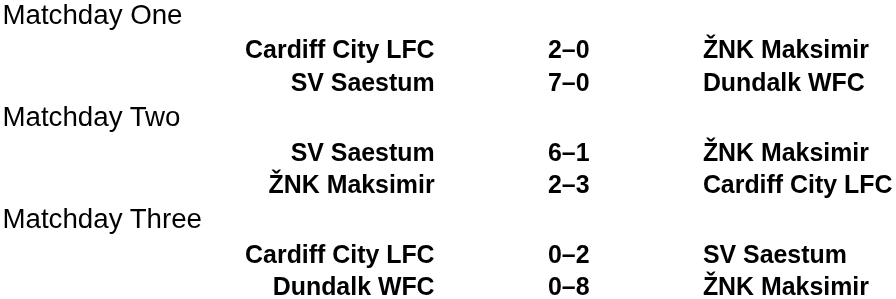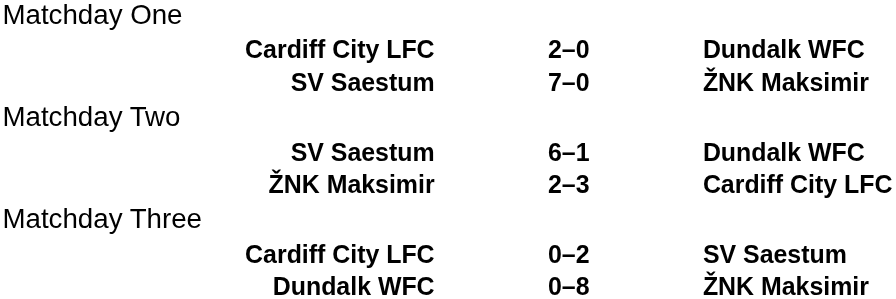(786, 50) ŽNK Maksimir -> (784, 50) Dundalk WFC
(784, 83) Dundalk WFC -> (786, 83) ŽNK Maksimir
(786, 152) ŽNK Maksimir -> (784, 152) Dundalk WFC
